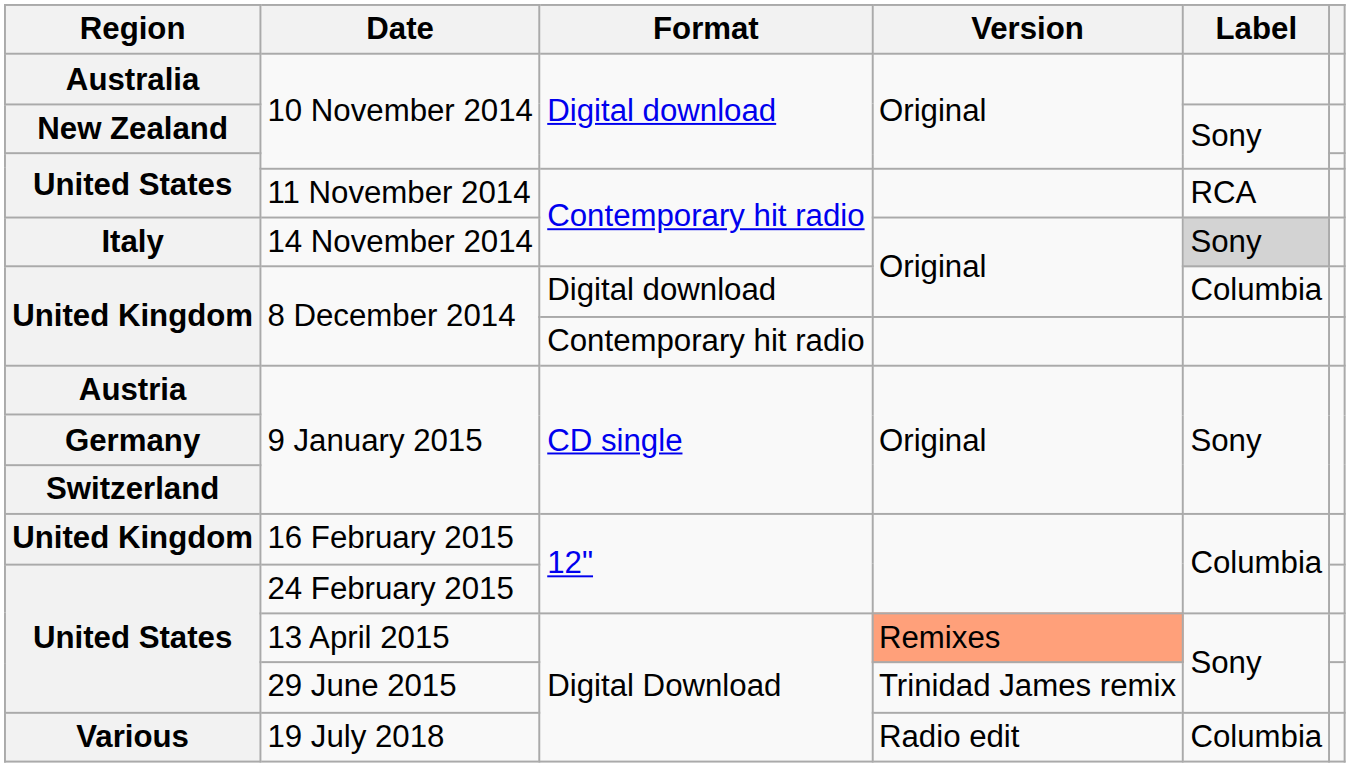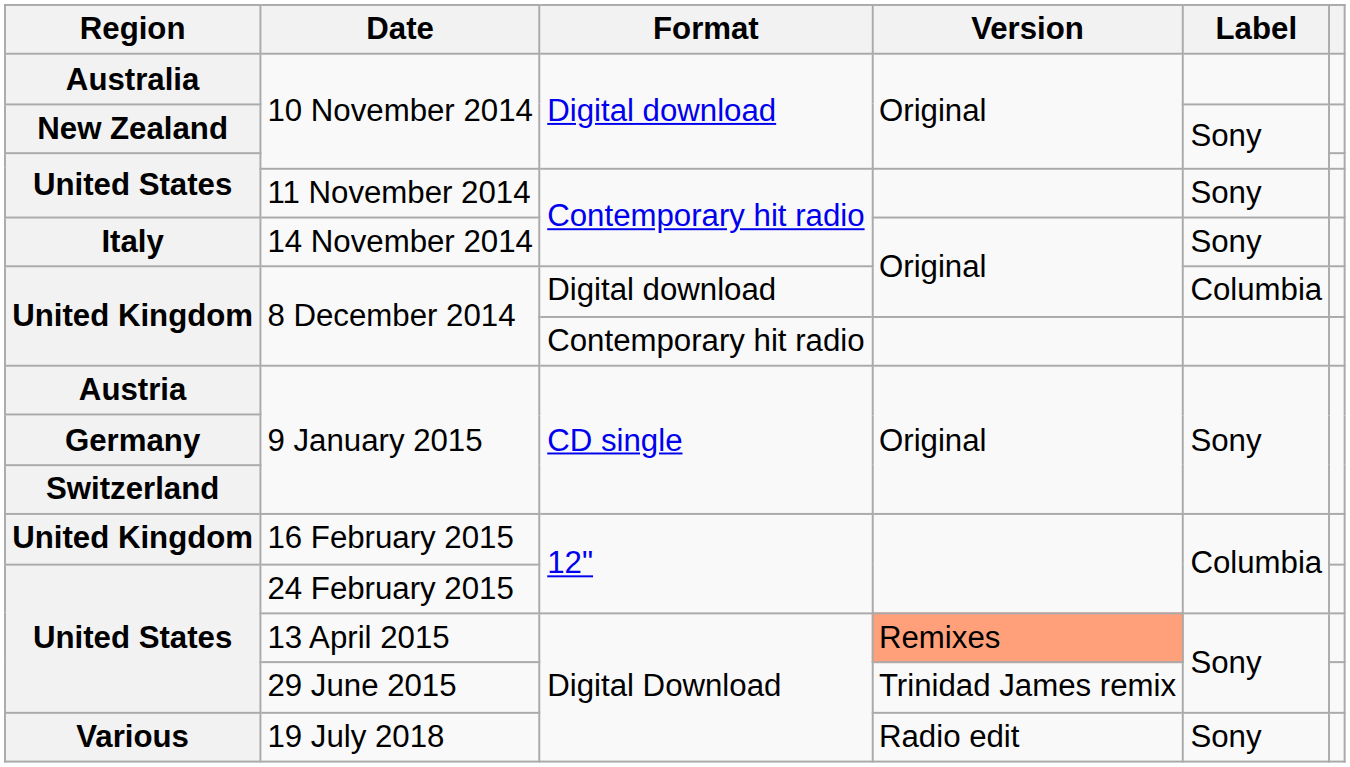(1223, 192) RCA -> (1226, 192) Sony
(1226, 241) lightgrey background -> (1226, 241) no background
(1256, 736) Columbia -> (1226, 736) Sony
